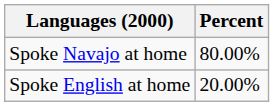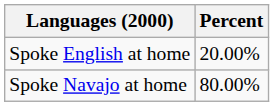rows swapped: (98, 53) <-> (100, 85)
